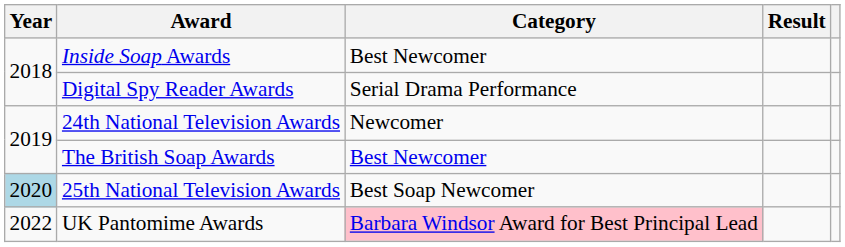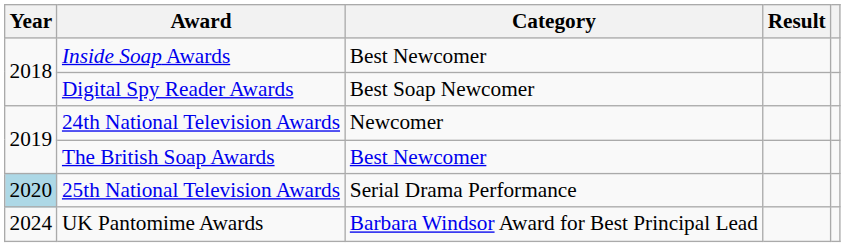(463, 88) Serial Drama Performance -> (442, 88) Best Soap Newcomer
(442, 190) Best Soap Newcomer -> (463, 190) Serial Drama Performance
(31, 223) 2022 -> (31, 223) 2024
(554, 223) pink background -> (554, 223) no background
